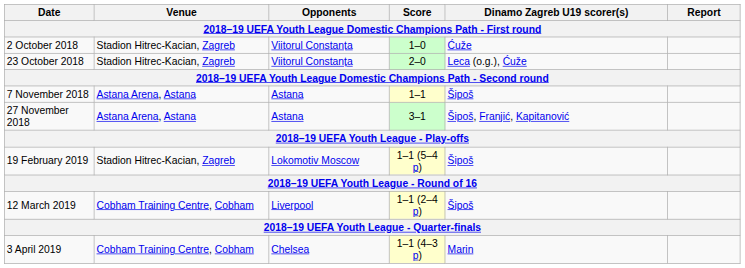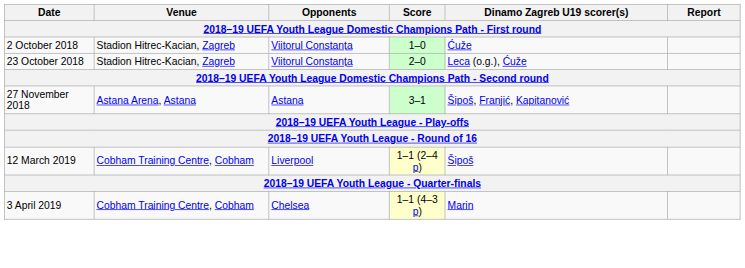- row: (48, 95)
- row: (48, 161)
